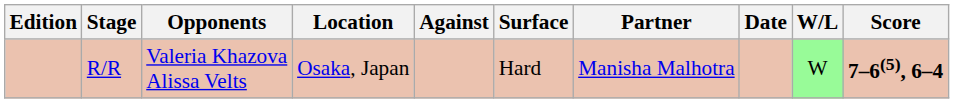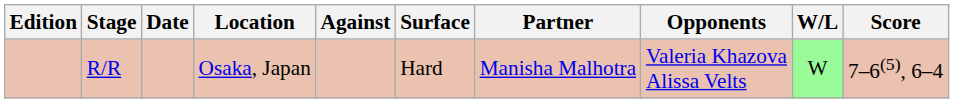columns swapped: (766, 21) <-> (217, 21)
(896, 68) bold -> (896, 68) normal
